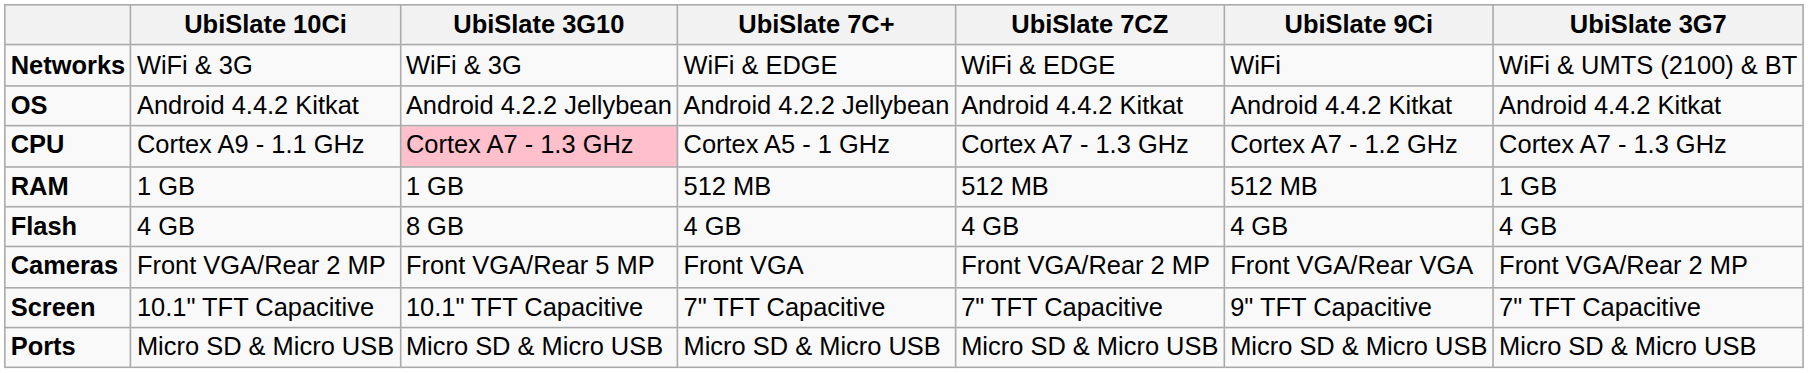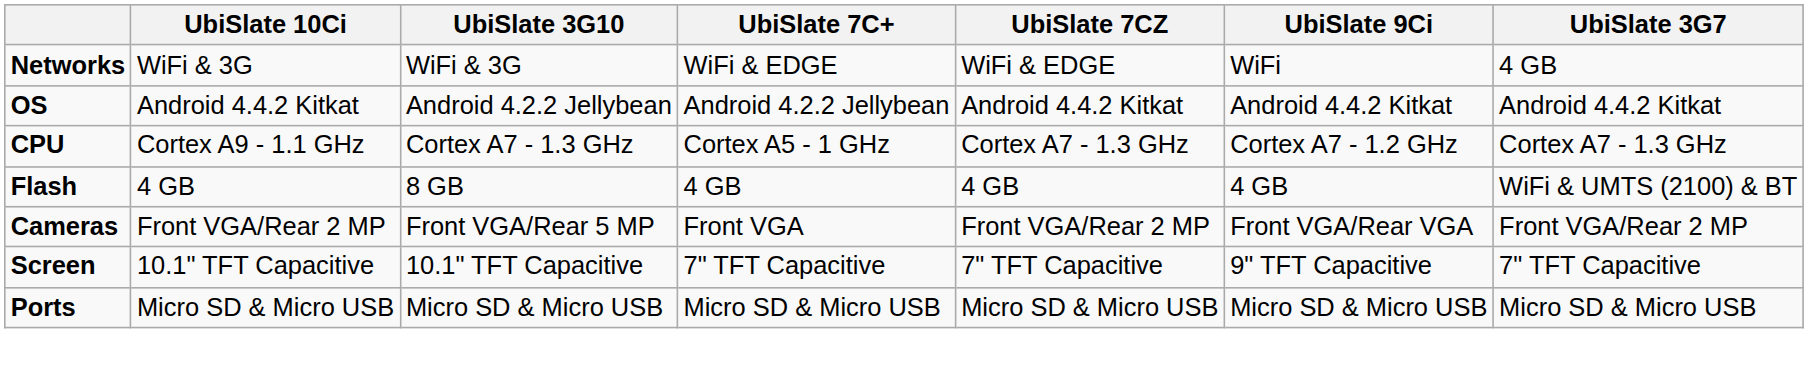(1648, 65) WiFi & UMTS (2100) & BT -> (1528, 65) 4 GB
(520, 145) pink background -> (520, 145) no background
- row: (40, 186)
(1528, 226) 4 GB -> (1648, 186) WiFi & UMTS (2100) & BT
